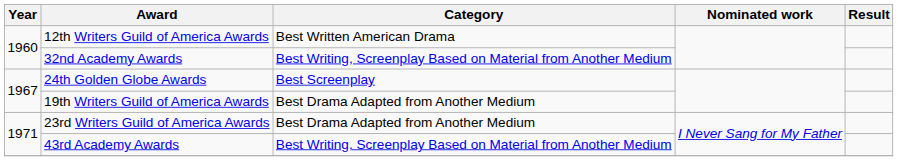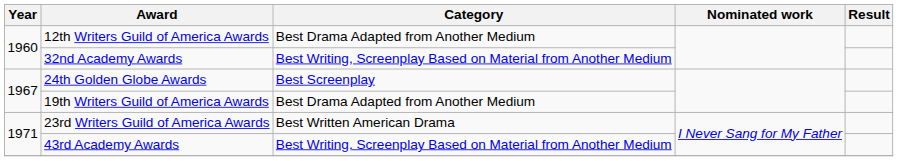(365, 36) Best Written American Drama -> (405, 36) Best Drama Adapted from Another Medium
(405, 123) Best Drama Adapted from Another Medium -> (365, 123) Best Written American Drama
